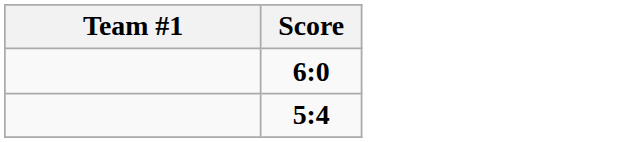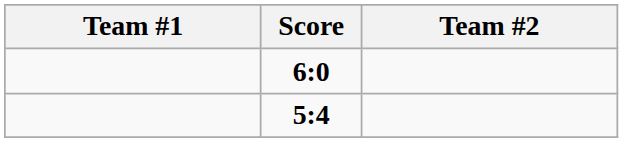+ column: (489, 26)
